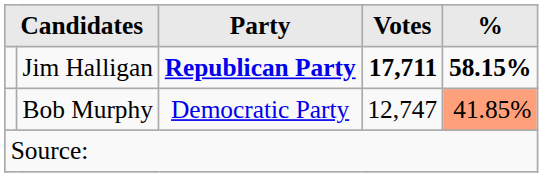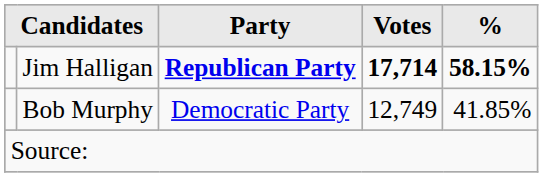(403, 67) 17,711 -> (402, 67) 17,714
(402, 109) 12,747 -> (402, 109) 12,749
(492, 109) lightsalmon background -> (492, 109) no background
